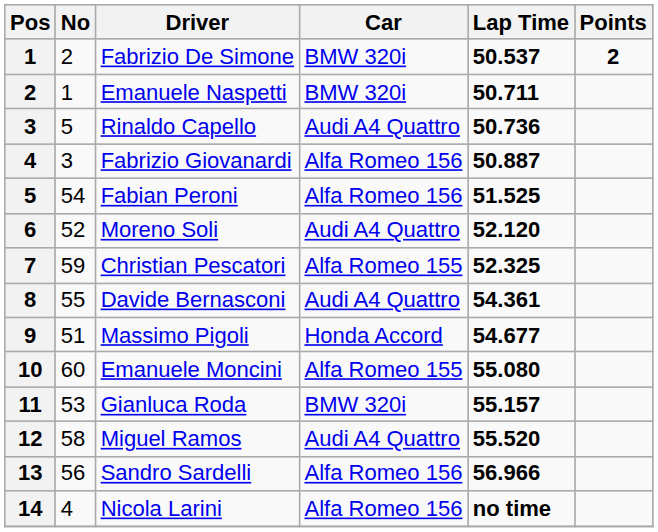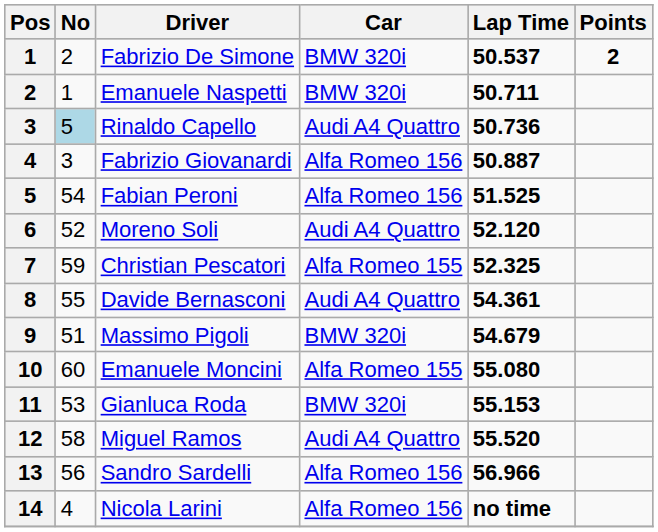(67, 126) no background -> (67, 126) lightblue background
(374, 334) Honda Accord -> (355, 334) BMW 320i
(506, 334) 54.677 -> (506, 334) 54.679
(506, 404) 55.157 -> (506, 404) 55.153
